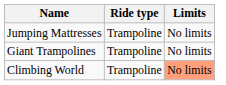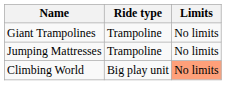rows swapped: (54, 32) <-> (51, 51)
(134, 70) Trampoline -> (138, 70) Big play unit
